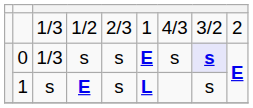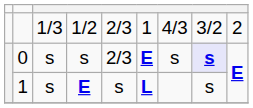(50, 57) 1/3 -> (50, 57) s
(119, 57) s -> (119, 57) 2/3
